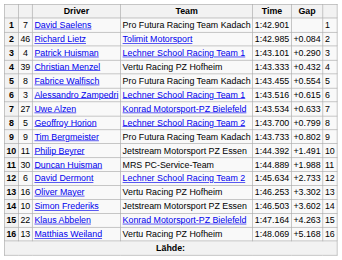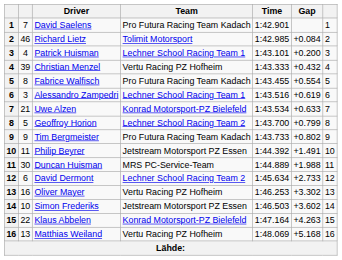(307, 53) +0.290 -> (307, 53) +0.200
(307, 94) +0.615 -> (307, 94) +0.619
(25, 108) 27 -> (25, 108) 21
